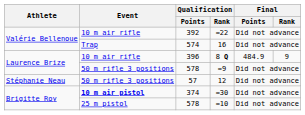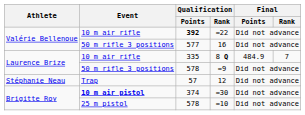(193, 33) normal -> (193, 33) bold
(90, 45) Trap -> (128, 45) 50 m rifle 3 positions
(193, 45) 574 -> (193, 45) 577
(193, 56) 396 -> (193, 56) 335
(287, 56) 9 -> (287, 56) 7
(128, 80) 50 m rifle 3 positions -> (90, 80) Trap
